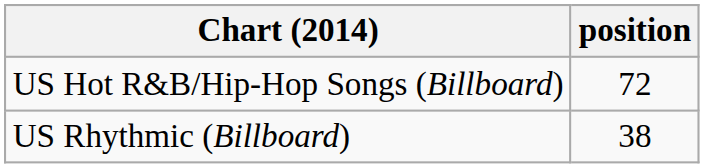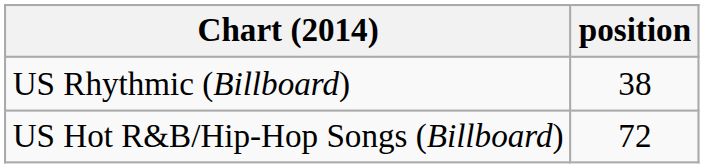rows swapped: (288, 83) <-> (181, 135)
